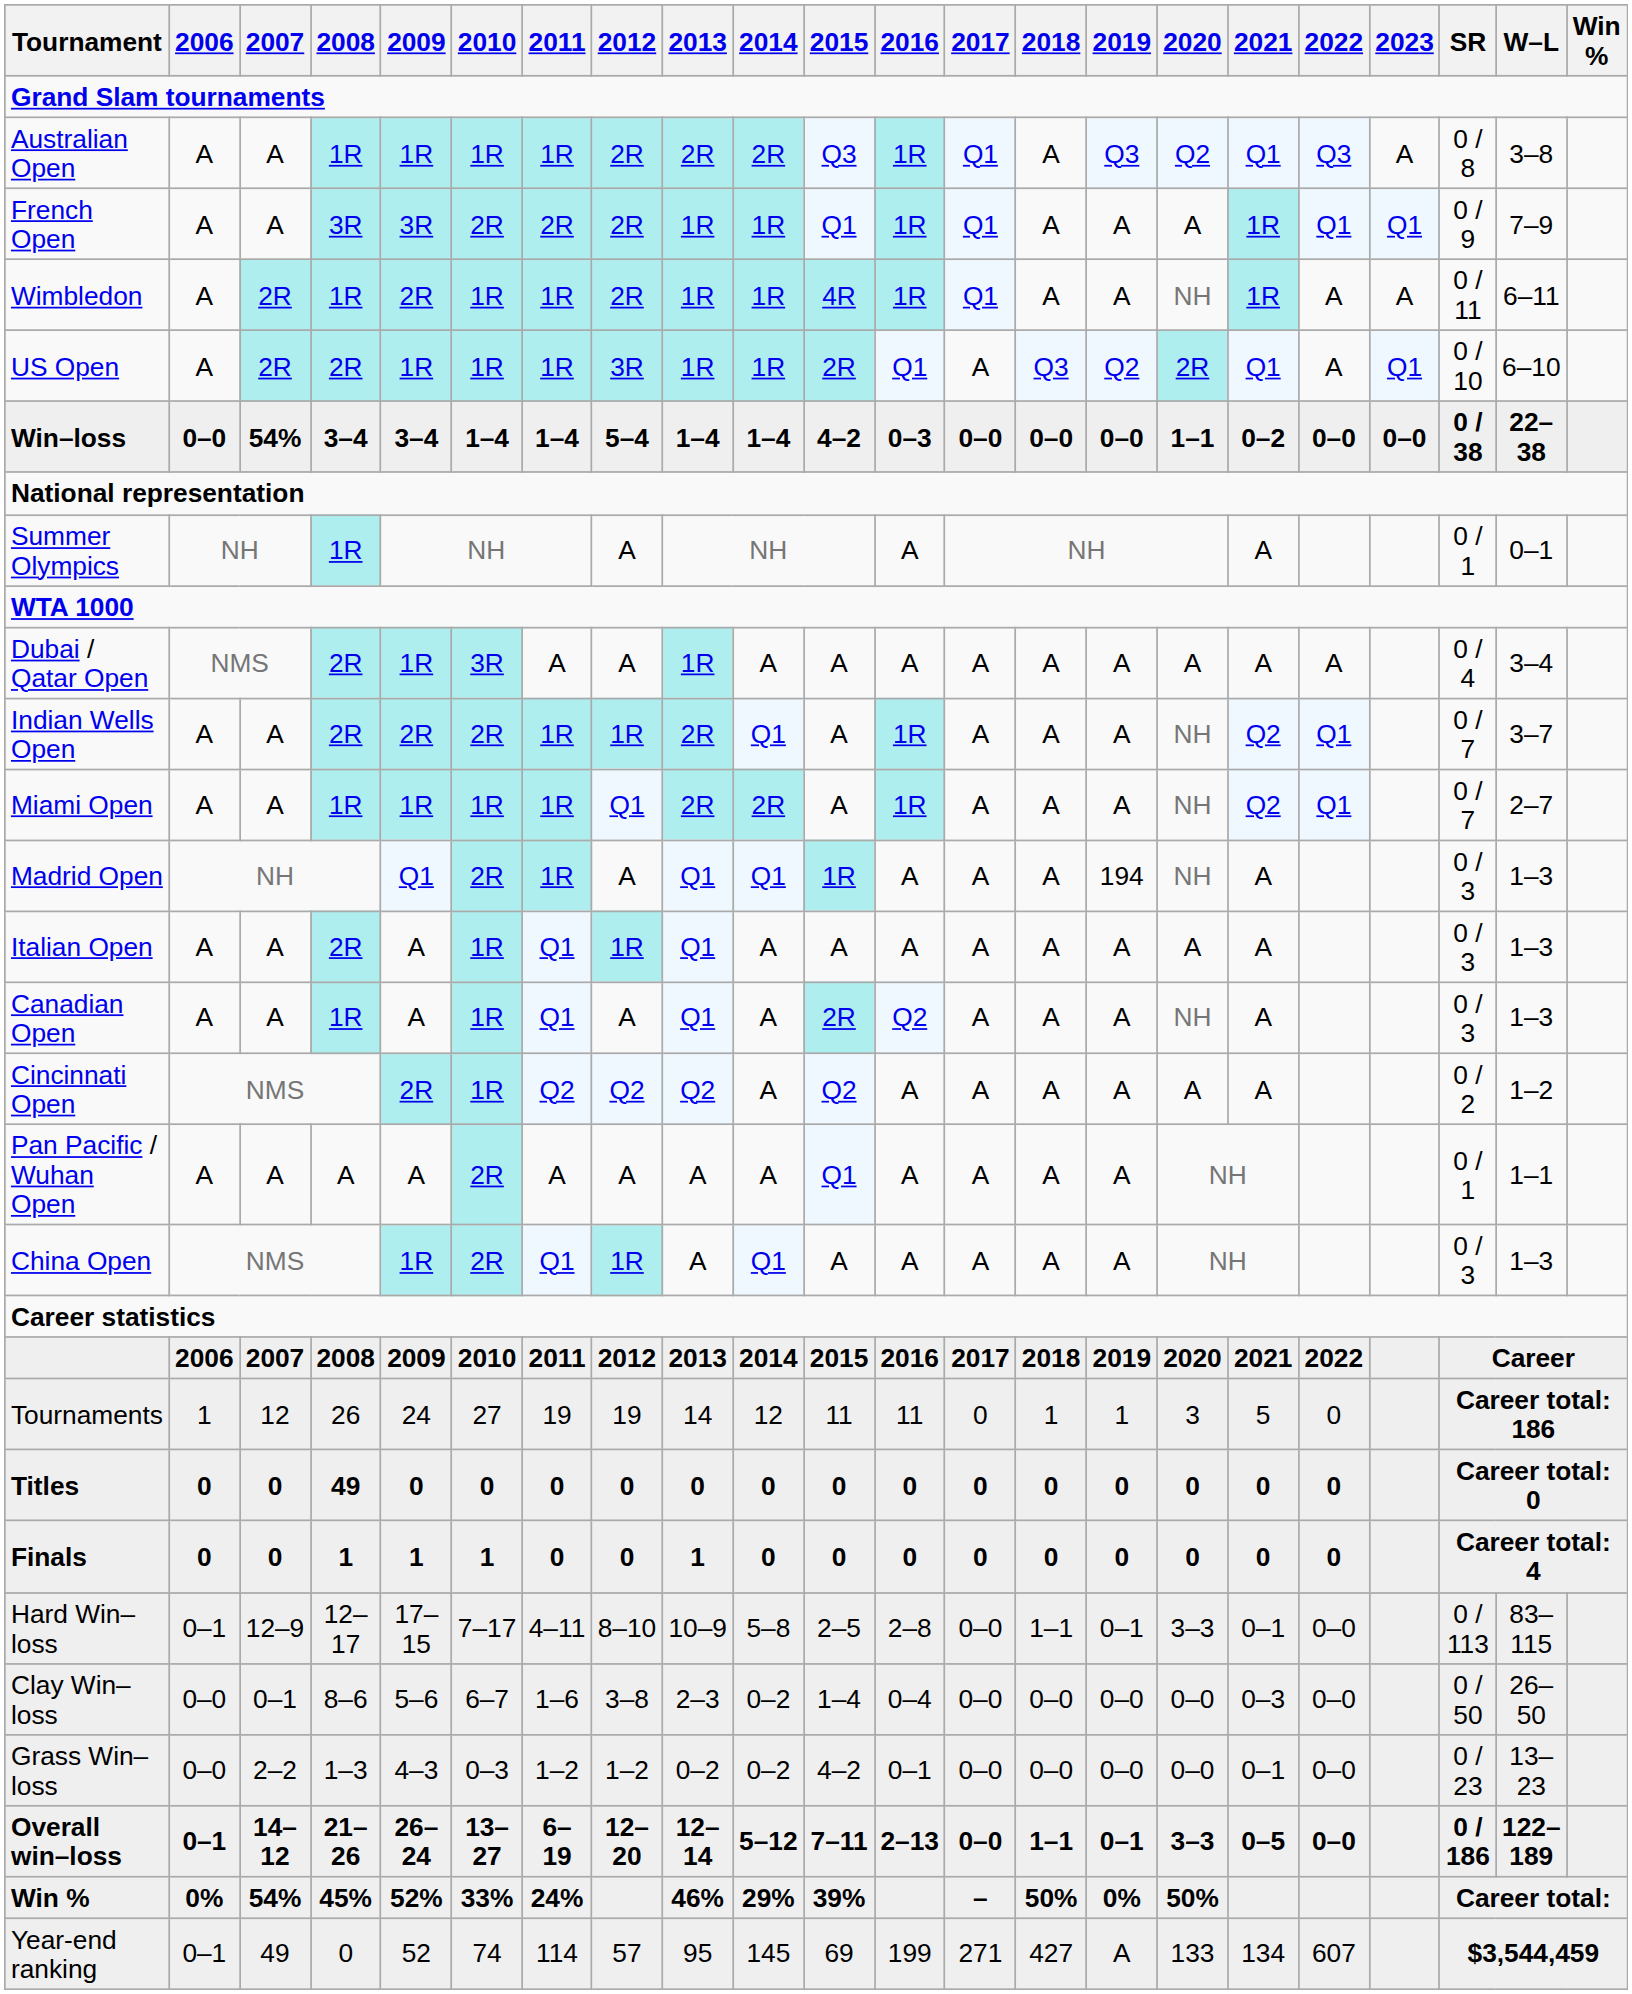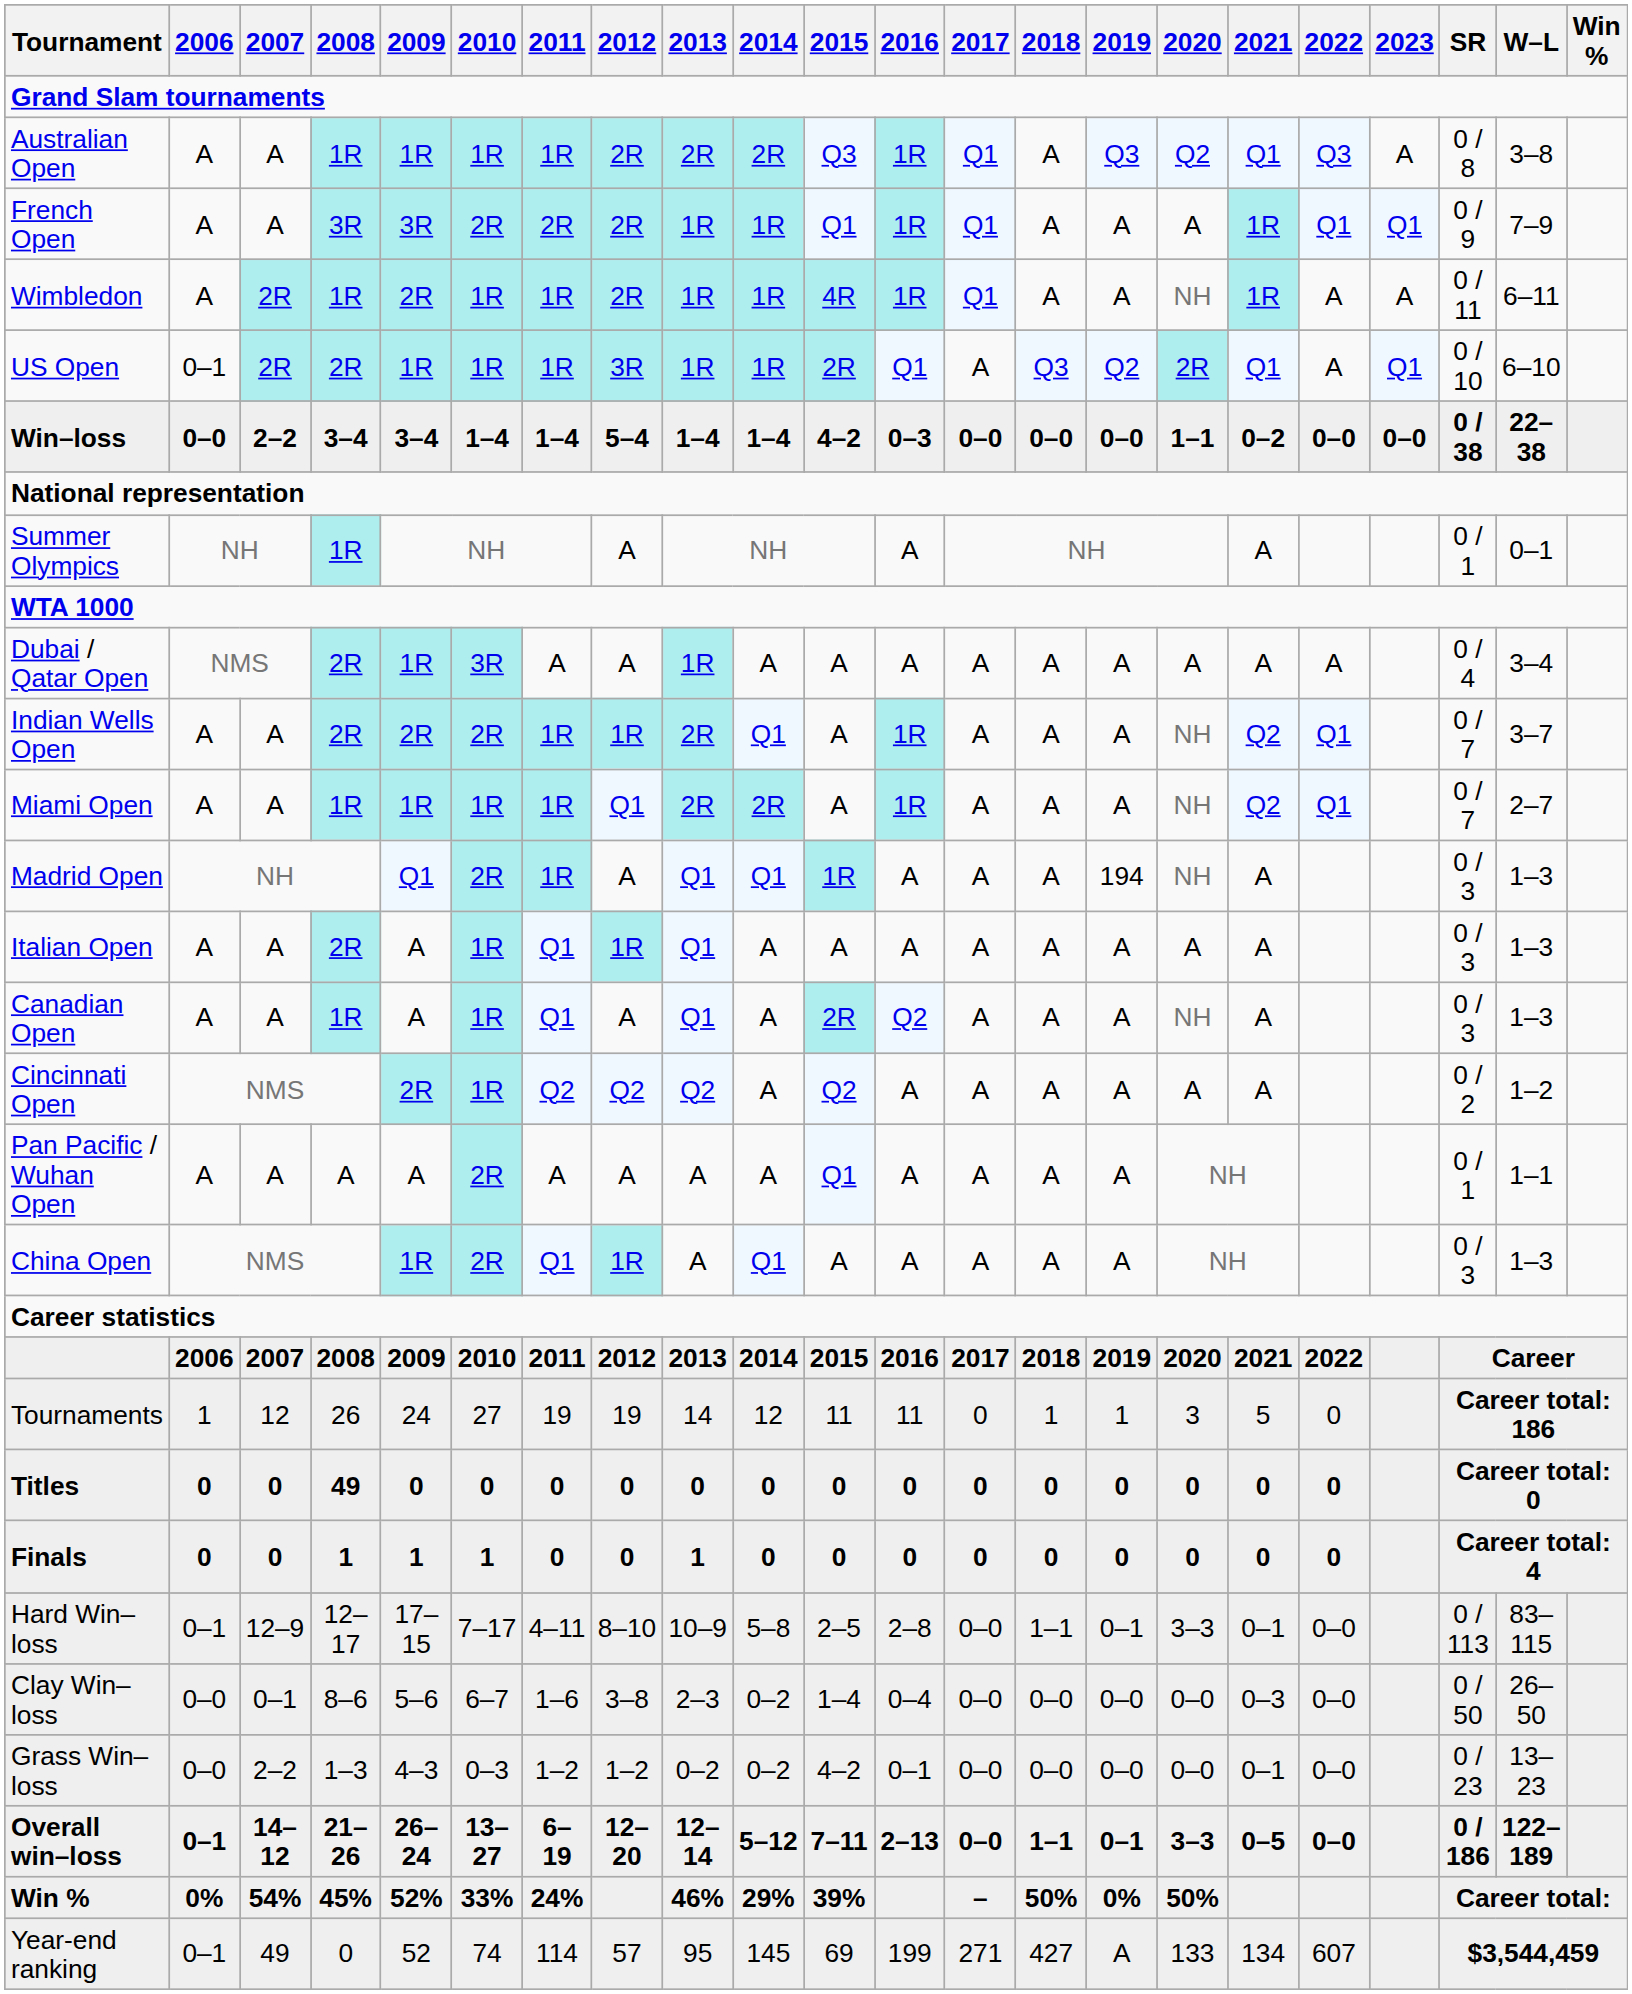(204, 366) A -> (204, 366) 0–1
(275, 437) 54% -> (275, 437) 2–2
